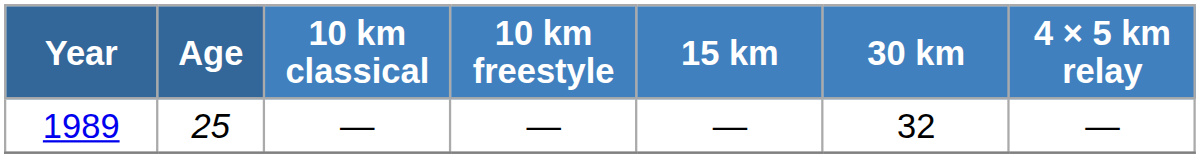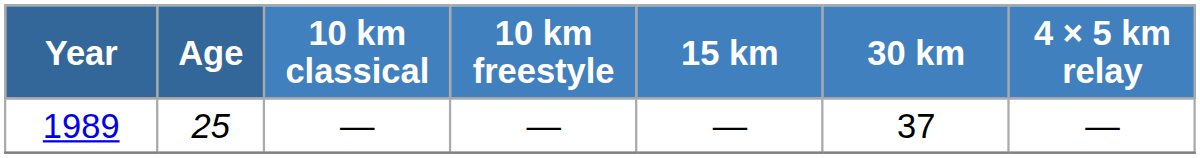(916, 126) 32 -> (916, 126) 37
